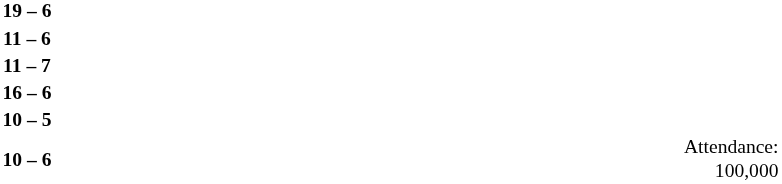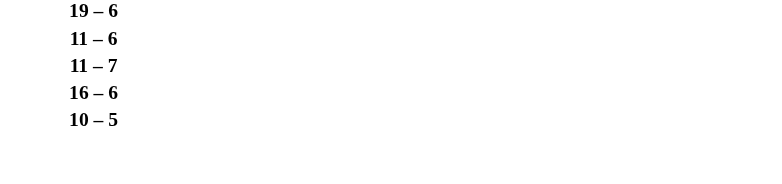- row: (27, 158)
